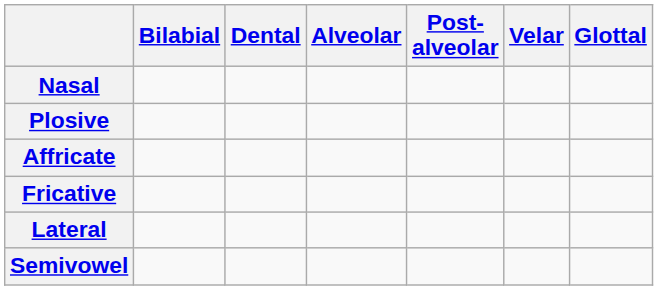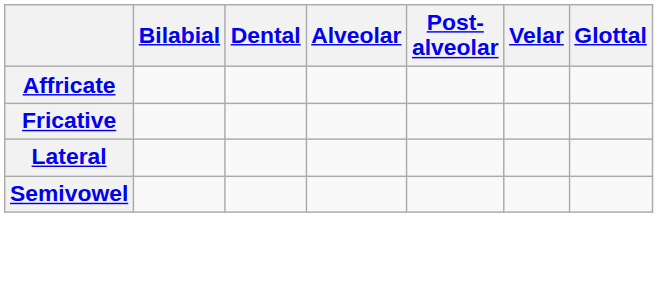- row: (69, 84)
- row: (69, 120)
